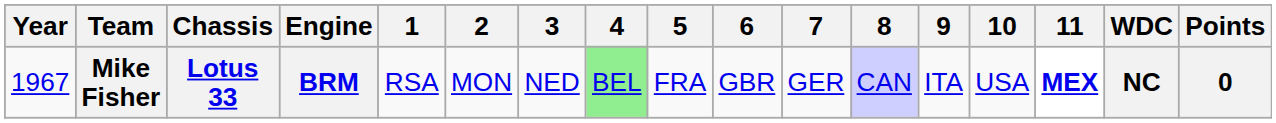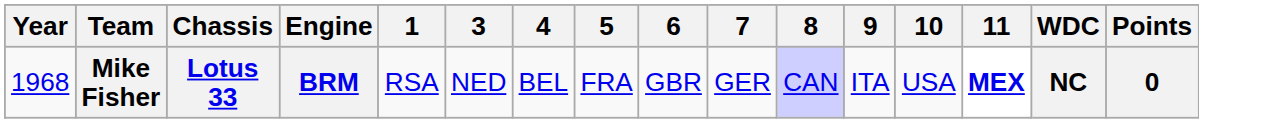- column: (482, 26)
(40, 82) 1967 -> (40, 82) 1968
(617, 82) lightgreen background -> (543, 82) no background
